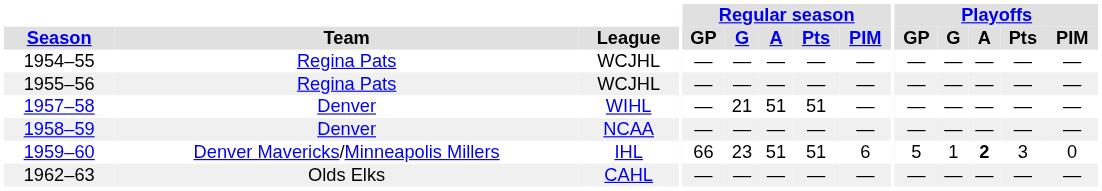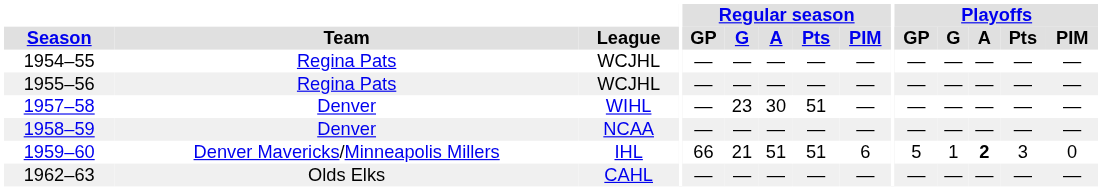(742, 106) 21 -> (742, 106) 23
(776, 106) 51 -> (776, 106) 30
(742, 152) 23 -> (742, 152) 21
